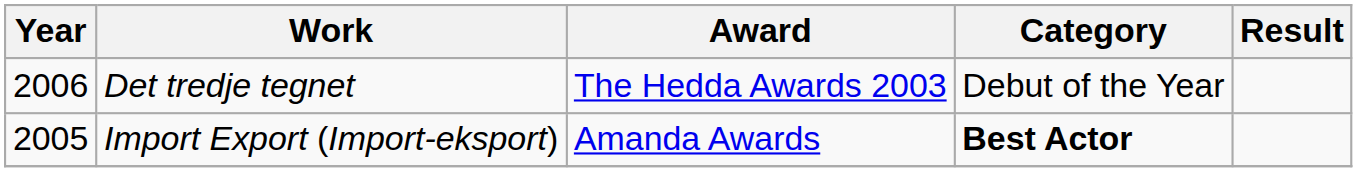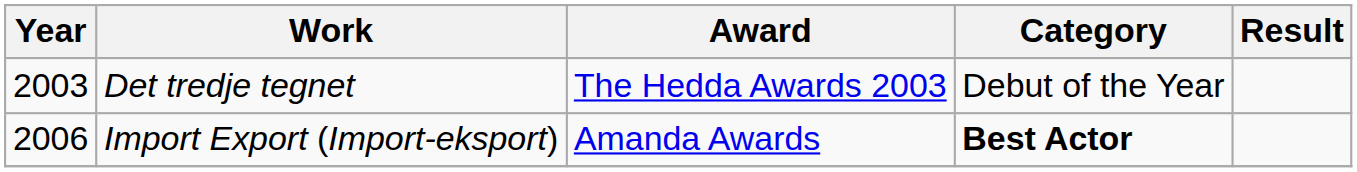(51, 85) 2006 -> (51, 85) 2003
(51, 138) 2005 -> (51, 138) 2006
